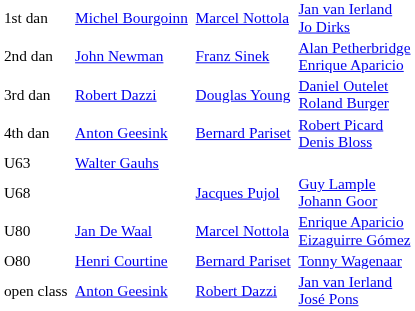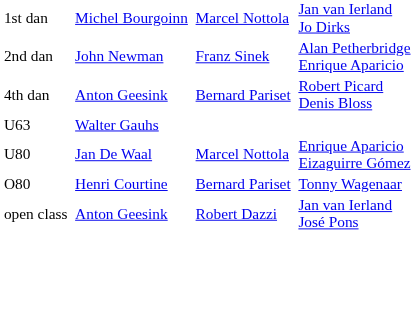- row: (27, 94)
- row: (17, 192)
